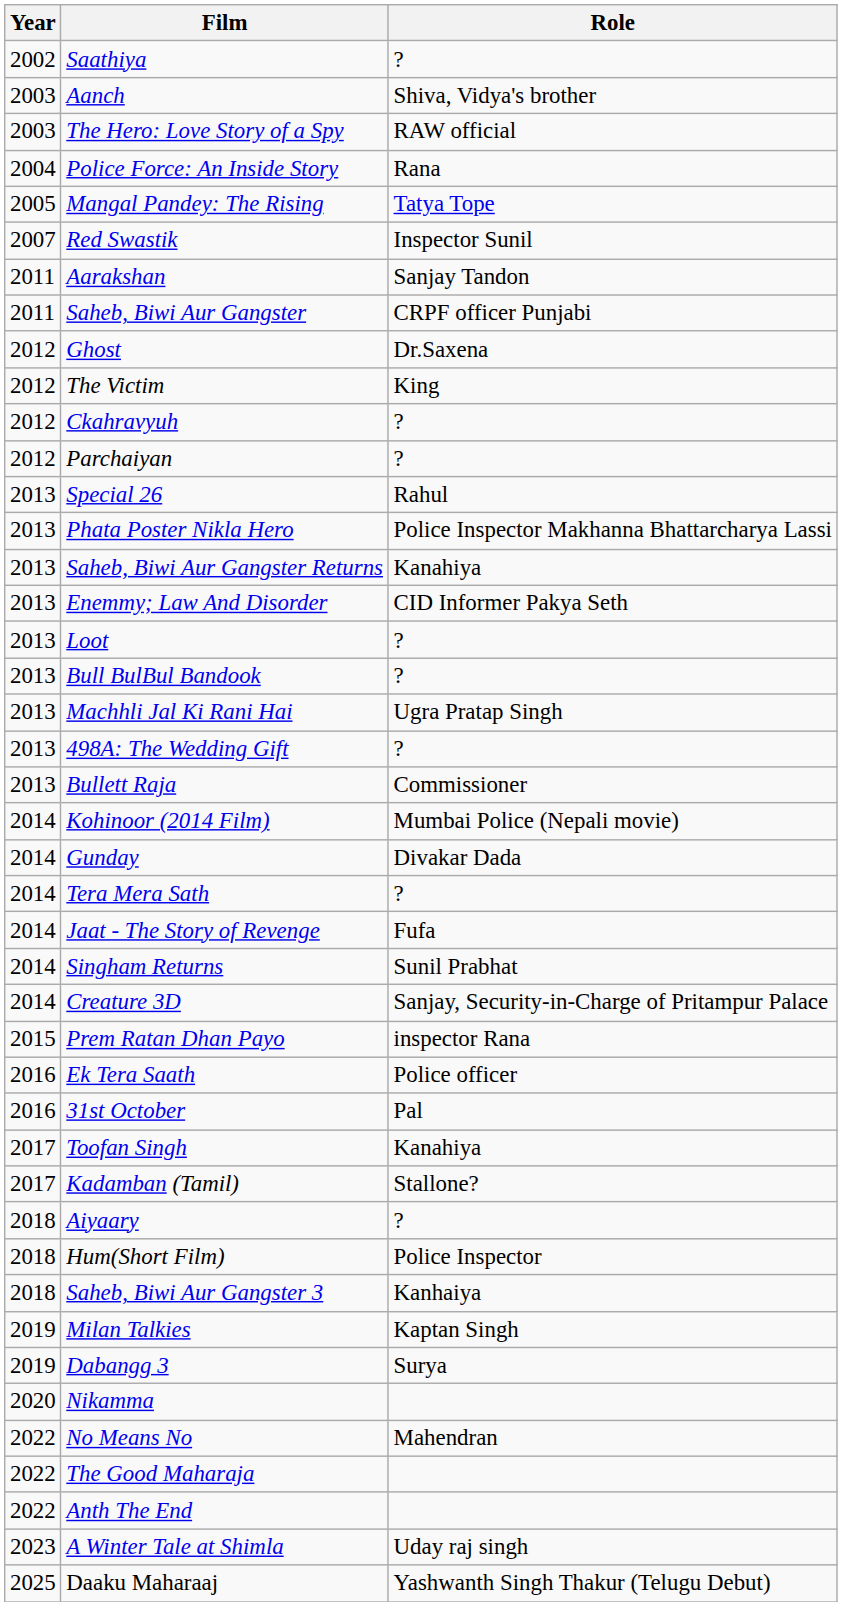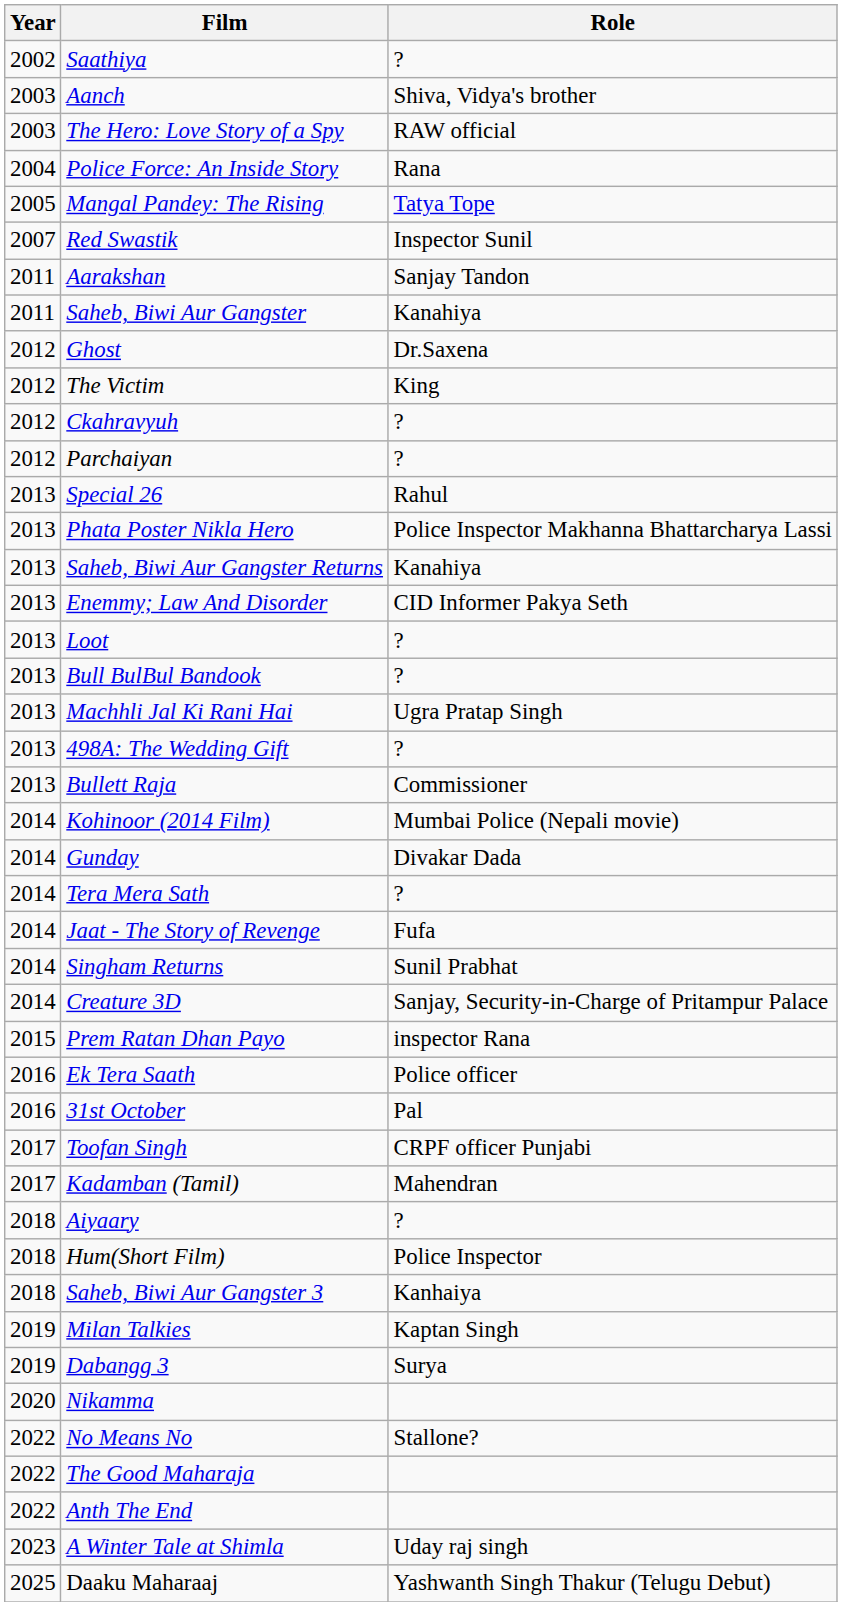(493, 312) CRPF officer Punjabi -> (437, 312) Kanahiya
(437, 1147) Kanahiya -> (493, 1147) CRPF officer Punjabi
(436, 1183) Stallone? -> (446, 1183) Mahendran
(446, 1437) Mahendran -> (436, 1437) Stallone?
